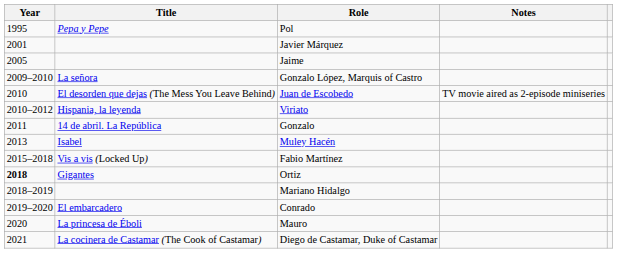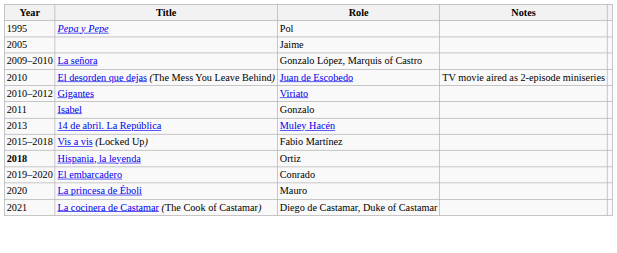- row: (311, 45)
(99, 110) Hispania, la leyenda -> (76, 93) Gigantes
(109, 126) 14 de abril. La República -> (70, 110) Isabel
(70, 142) Isabel -> (109, 126) 14 de abril. La República
(76, 175) Gigantes -> (99, 158) Hispania, la leyenda
- row: (315, 191)
